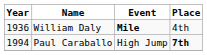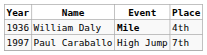(18, 42) 1994 -> (18, 42) 1997
(181, 42) bold -> (181, 42) normal
